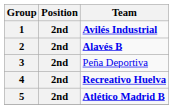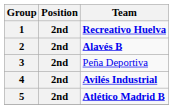(120, 29) Avilés Industrial -> (124, 29) Recreativo Huelva
(124, 79) Recreativo Huelva -> (120, 79) Avilés Industrial
